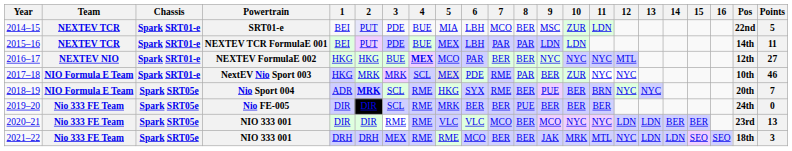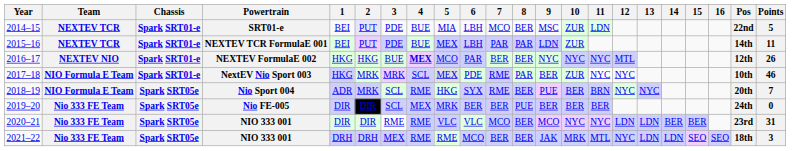(576, 43) LDN -> (575, 43) ZUR
(772, 59) 27 -> (771, 59) 26
(369, 90) bold -> (368, 90) normal
(422, 106) RME -> (421, 106) MEX
(772, 121) 13 -> (771, 121) 31
